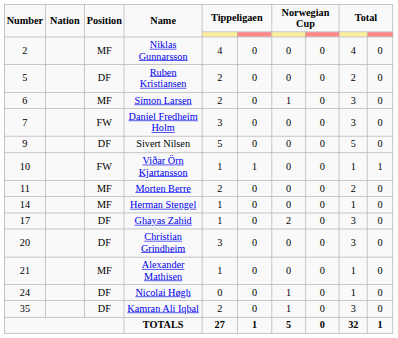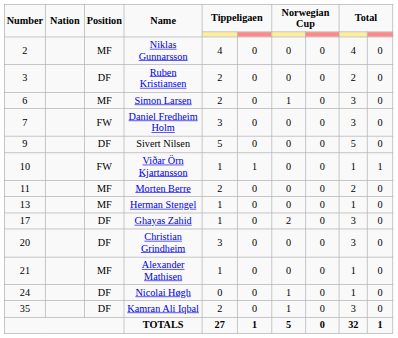(25, 78) 5 -> (25, 78) 3
(25, 204) 14 -> (25, 204) 13
